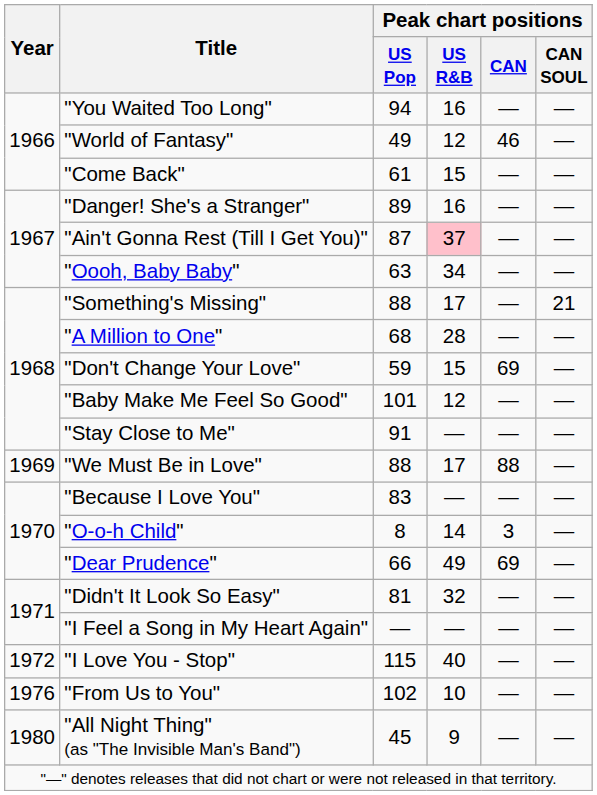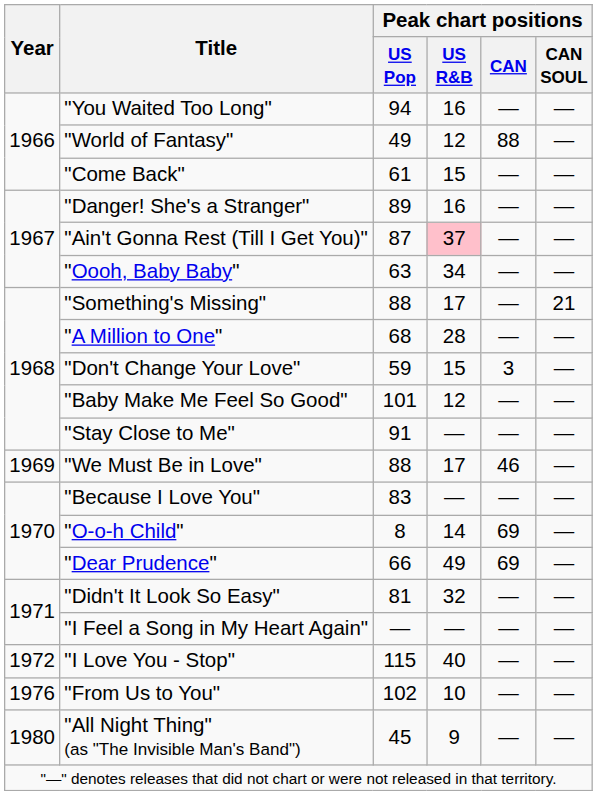(508, 141) 46 -> (508, 141) 88
(508, 368) 69 -> (508, 368) 3
(508, 466) 88 -> (508, 466) 46
(508, 530) 3 -> (508, 530) 69
